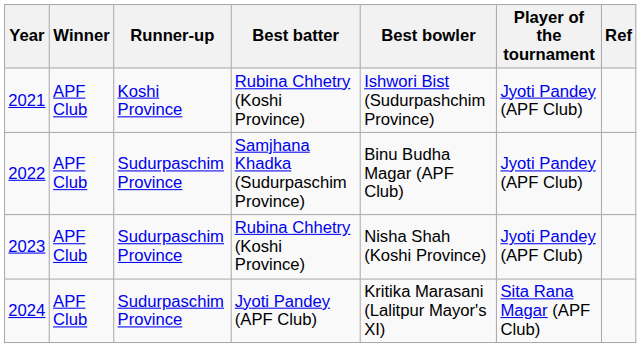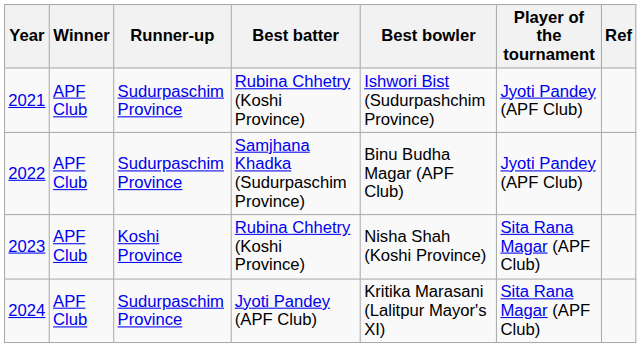(150, 100) Koshi Province -> (171, 100) Sudurpaschim Province
(171, 246) Sudurpaschim Province -> (150, 246) Koshi Province
(548, 246) Jyoti Pandey (APF Club) -> (545, 246) Sita Rana Magar (APF Club)
